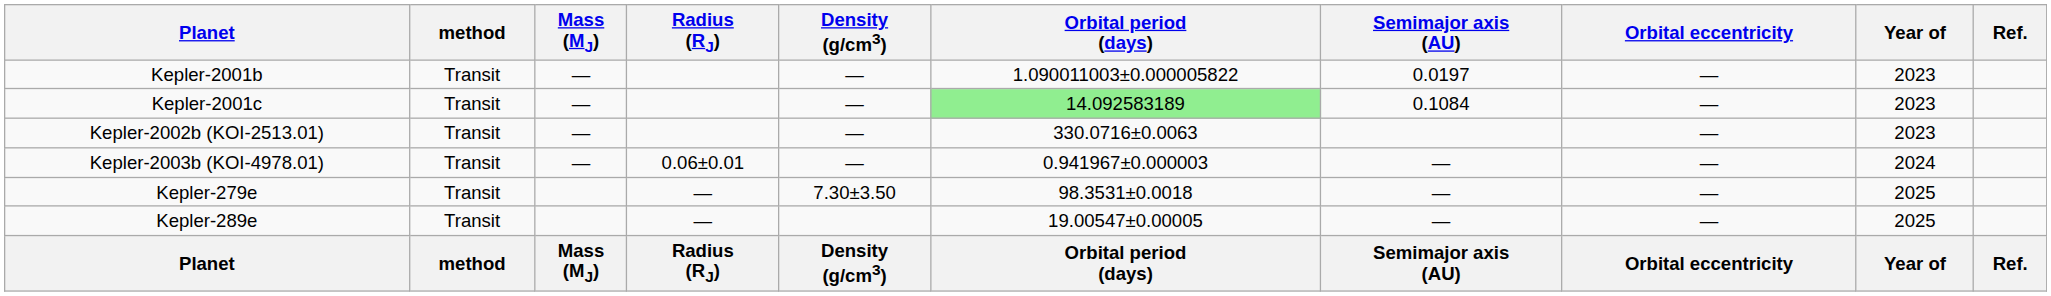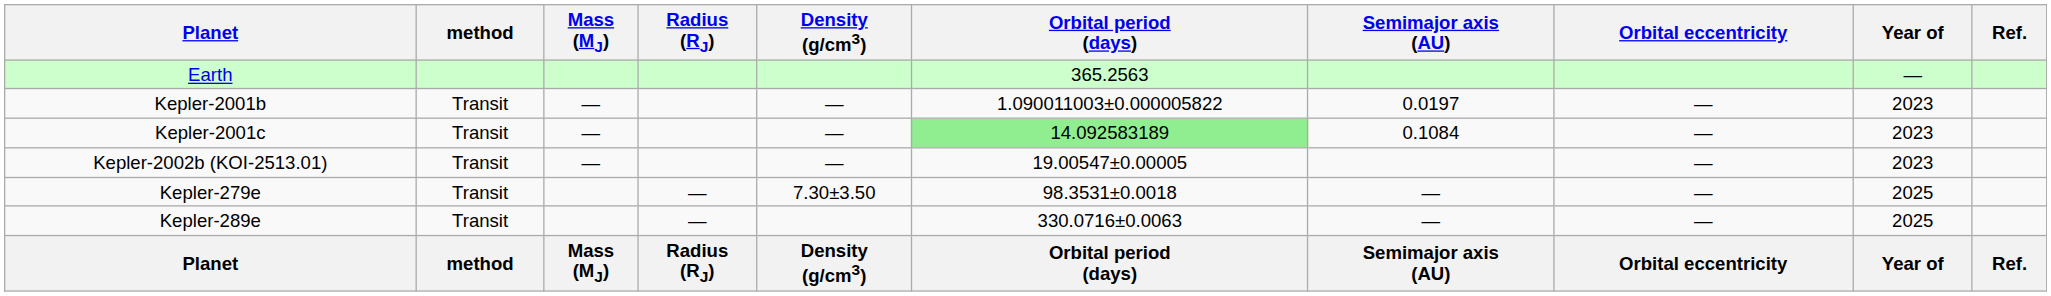+ row: (210, 75)
(1125, 133) 330.0716±0.0063 -> (1110, 163) 19.00547±0.00005
- row: (207, 163)
(1125, 221) 19.00547±0.00005 -> (1110, 221) 330.0716±0.0063
